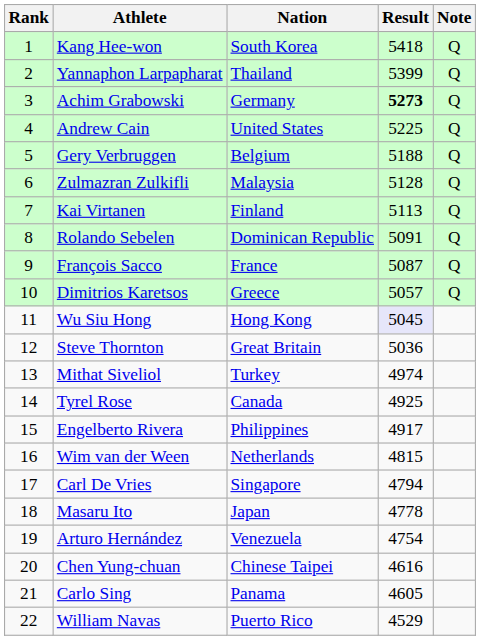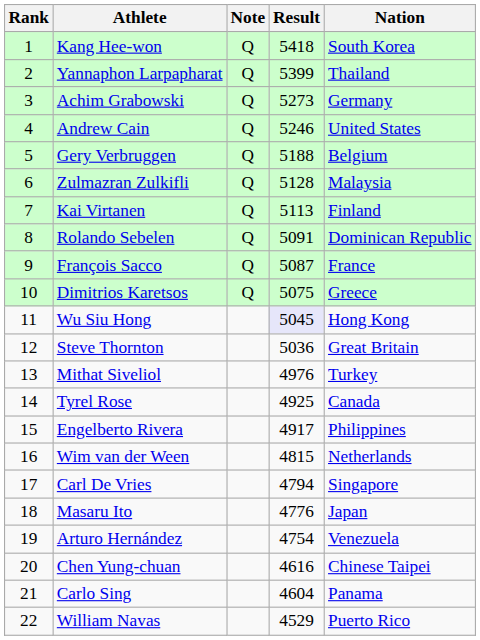columns swapped: (302, 18) <-> (454, 18)
(405, 100) bold -> (297, 100) normal
(405, 127) 5225 -> (297, 127) 5246
(405, 292) 5057 -> (297, 292) 5075
(405, 374) 4974 -> (297, 374) 4976
(405, 511) 4778 -> (297, 511) 4776
(405, 593) 4605 -> (297, 593) 4604
